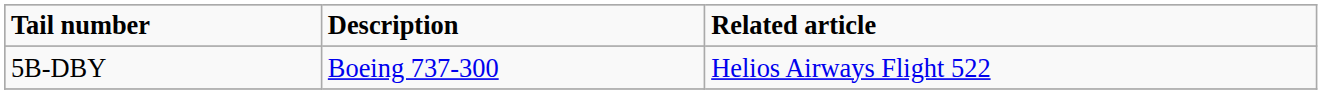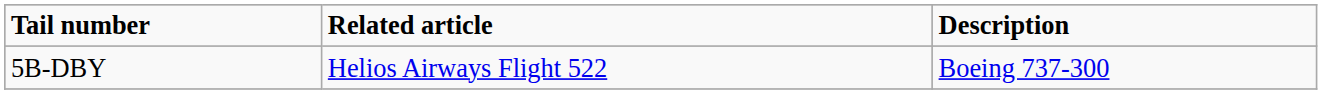columns swapped: (393, 25) <-> (794, 25)
